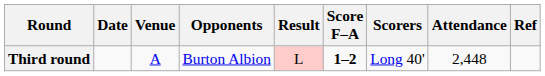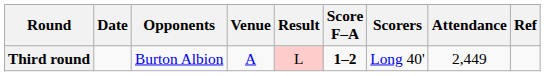columns swapped: (227, 25) <-> (155, 25)
(469, 58) 2,448 -> (469, 58) 2,449
